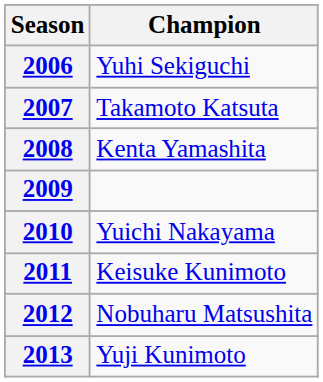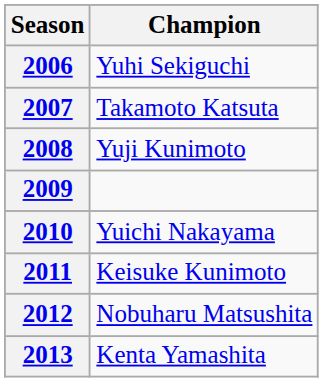(181, 148) Kenta Yamashita -> (171, 148) Yuji Kunimoto
(171, 355) Yuji Kunimoto -> (181, 355) Kenta Yamashita
